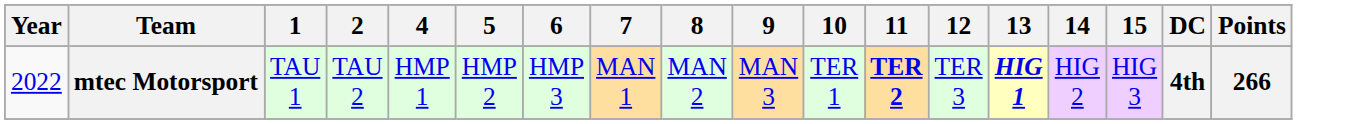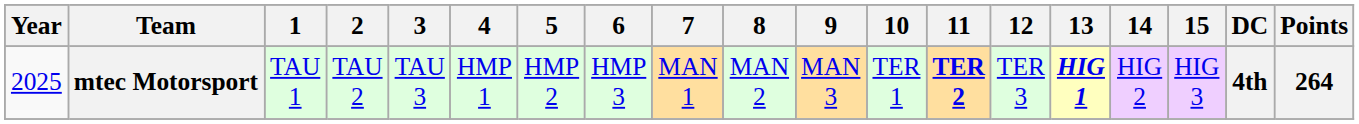+ column: (420, 25)
(36, 81) 2022 -> (36, 81) 2025
(1252, 81) 266 -> (1314, 81) 264
